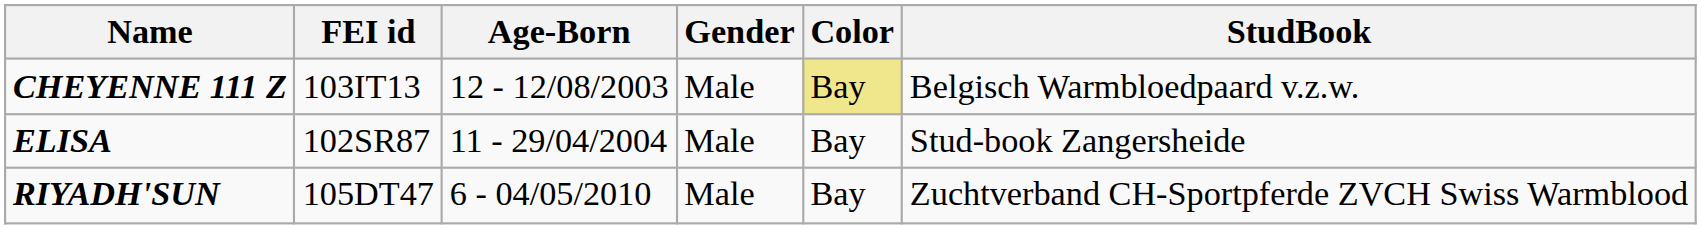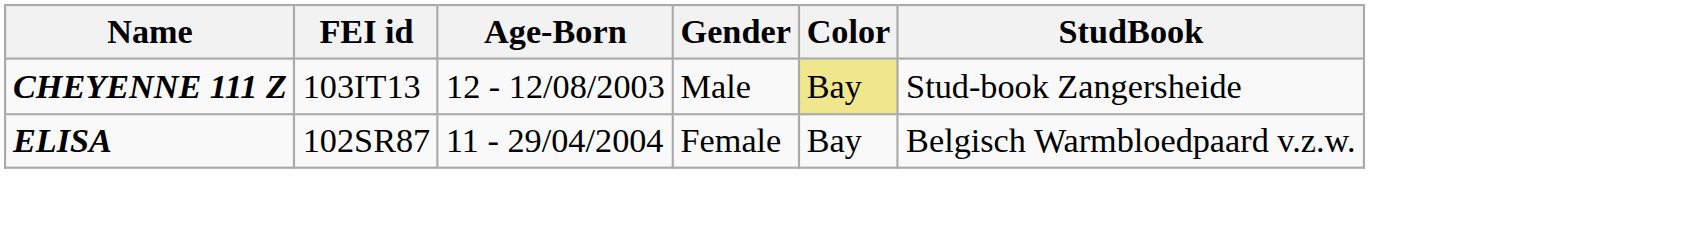(1135, 85) Belgisch Warmbloedpaard v.z.w. -> (1074, 85) Stud-book Zangersheide
(719, 140) Male -> (731, 140) Female
(1078, 140) Stud-book Zangersheide -> (1131, 140) Belgisch Warmbloedpaard v.z.w.
- row: (116, 194)
